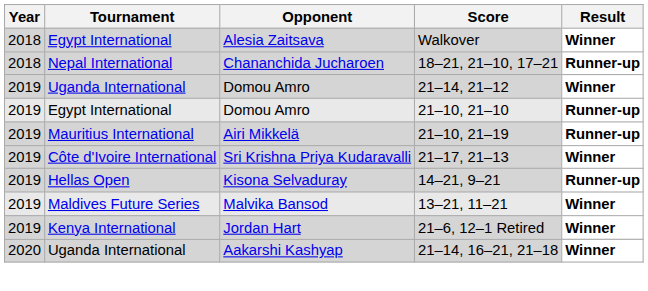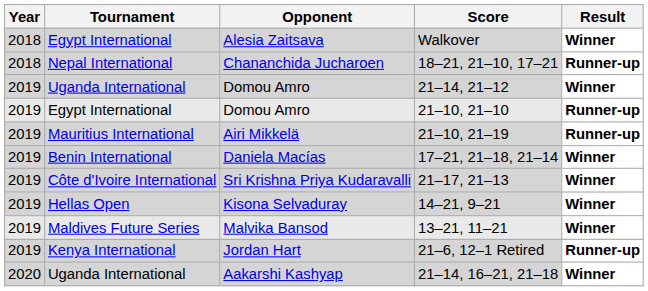+ row: (274, 157)
(603, 181) Runner-up -> (590, 204) Winner
(590, 228) Winner -> (603, 251) Runner-up
